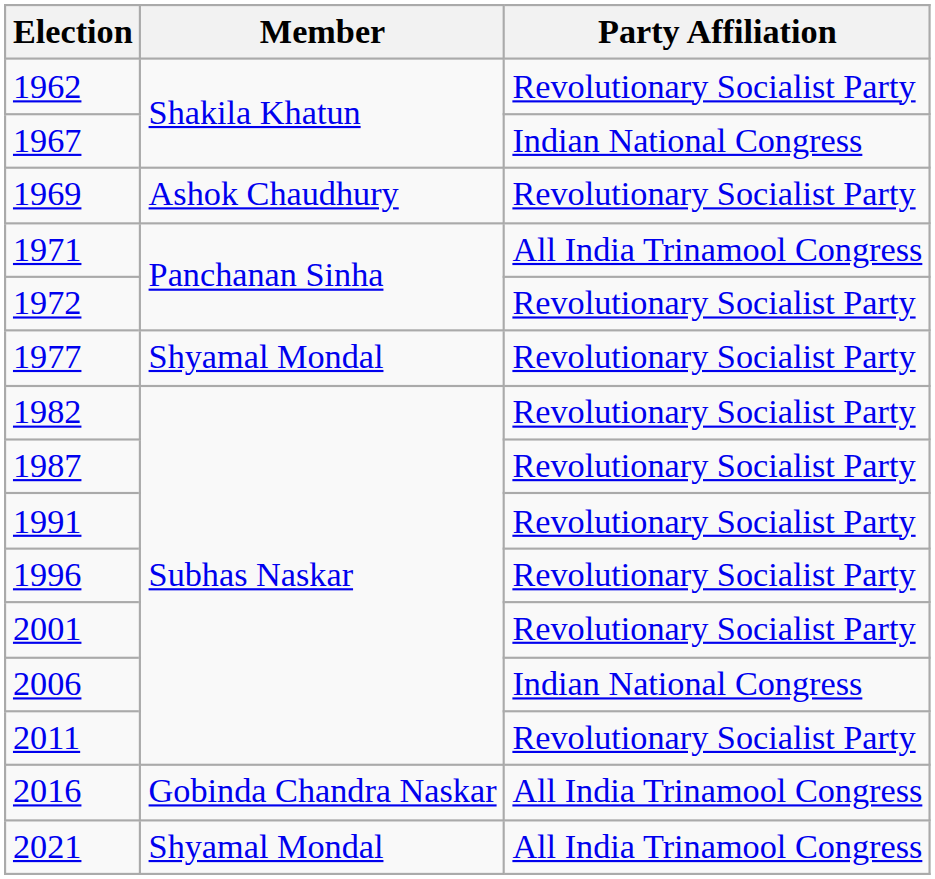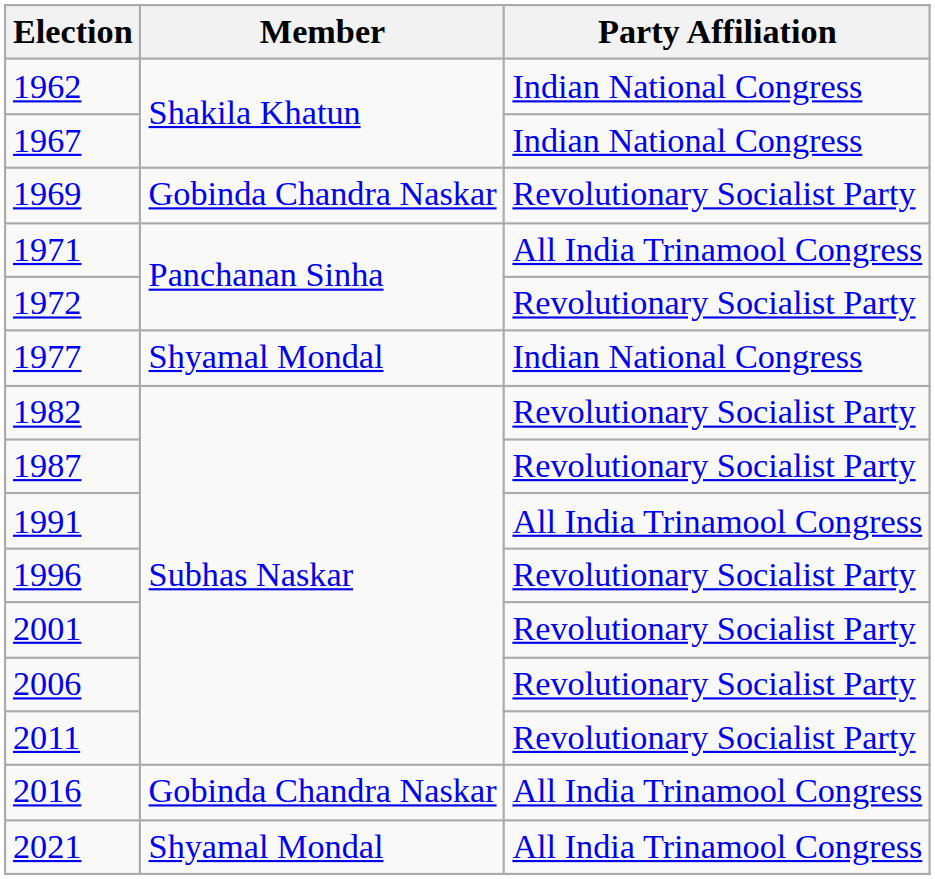(714, 85) Revolutionary Socialist Party -> (687, 85) Indian National Congress
(274, 194) Ashok Chaudhury -> (323, 194) Gobinda Chandra Naskar
(714, 357) Revolutionary Socialist Party -> (687, 357) Indian National Congress
(714, 520) Revolutionary Socialist Party -> (717, 520) All India Trinamool Congress
(687, 683) Indian National Congress -> (714, 683) Revolutionary Socialist Party
